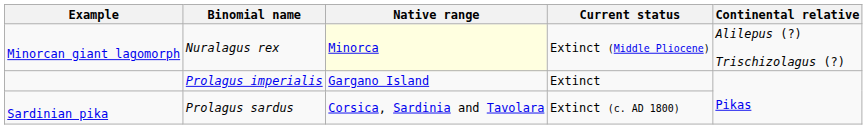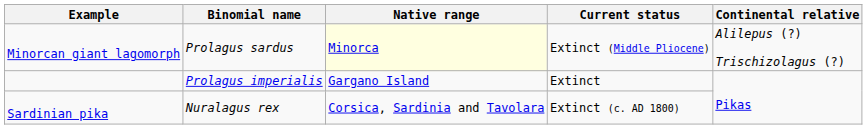(233, 47) Nuralagus rex -> (240, 47) Prolagus sardus
(240, 107) Prolagus sardus -> (233, 107) Nuralagus rex
